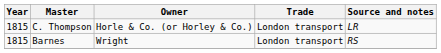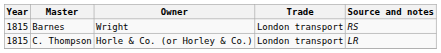rows swapped: (62, 26) <-> (49, 41)
